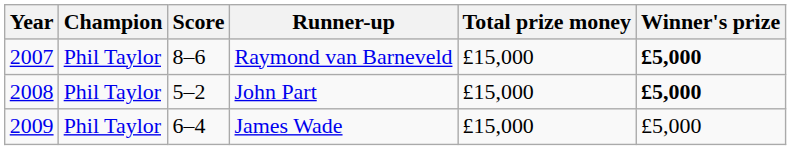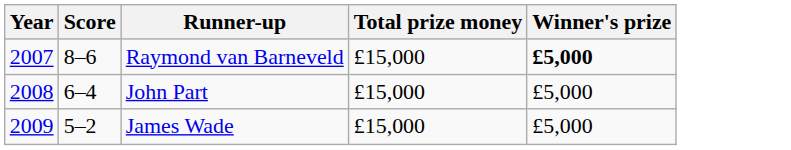- column: (113, 21)
(189, 91) 5–2 -> (80, 91) 6–4
(671, 91) bold -> (562, 91) normal
(189, 126) 6–4 -> (80, 126) 5–2
